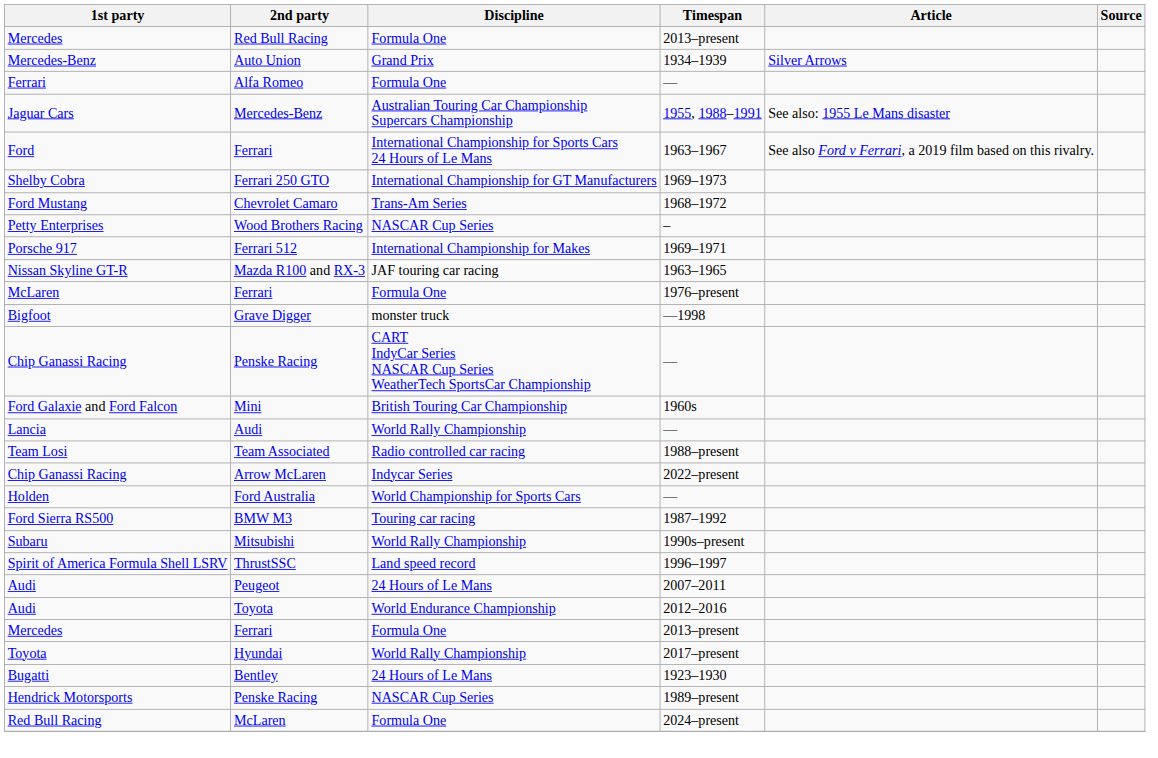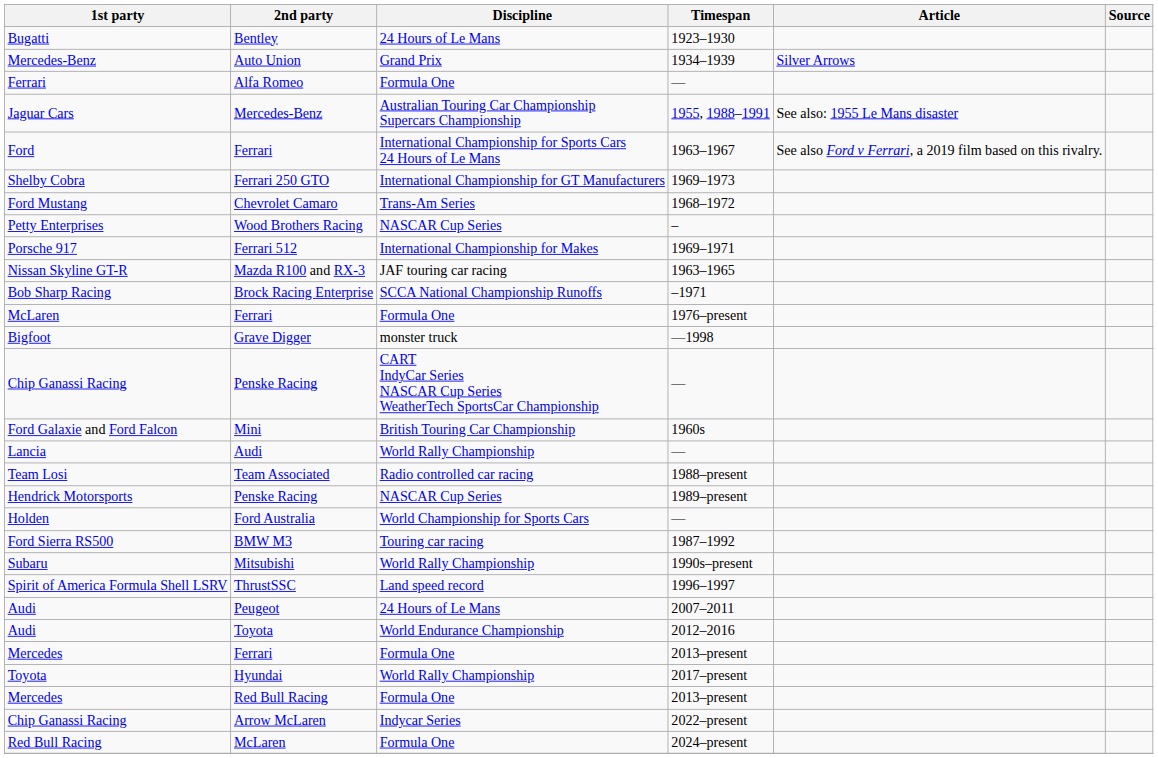rows swapped: (28, 675) <-> (35, 37)
+ row: (59, 292)
rows swapped: (70, 697) <-> (67, 474)
